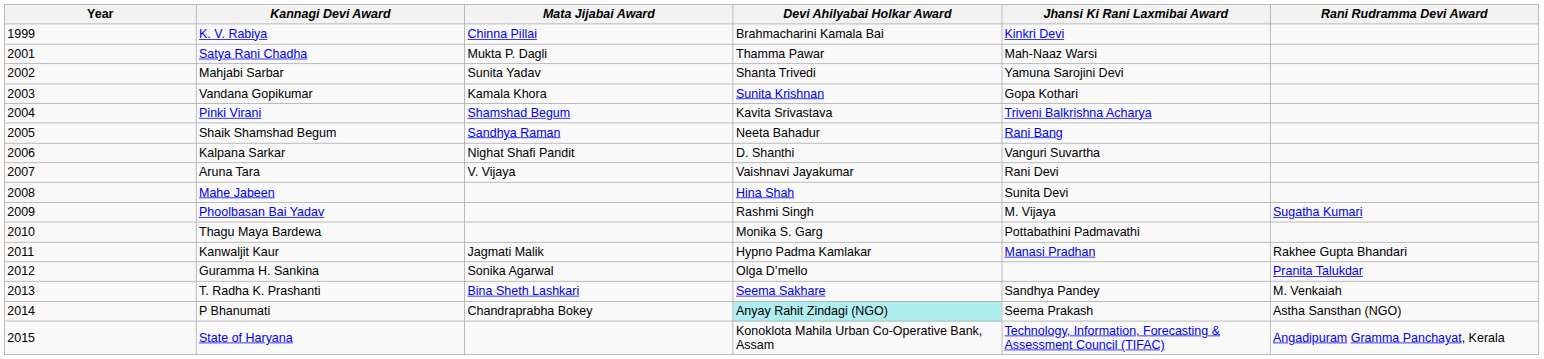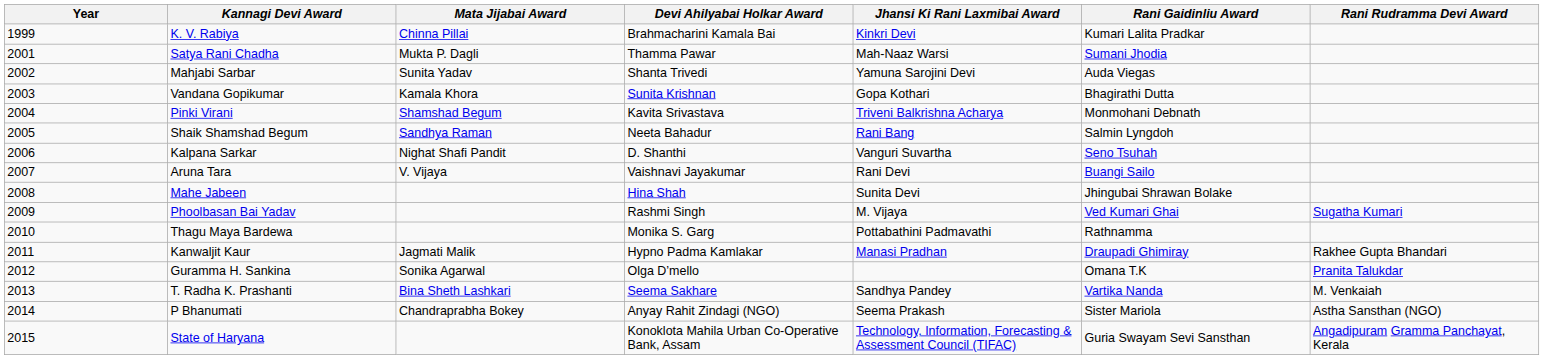+ column: (1196, 14)
(812, 311) paleturquoise background -> (703, 311) no background
